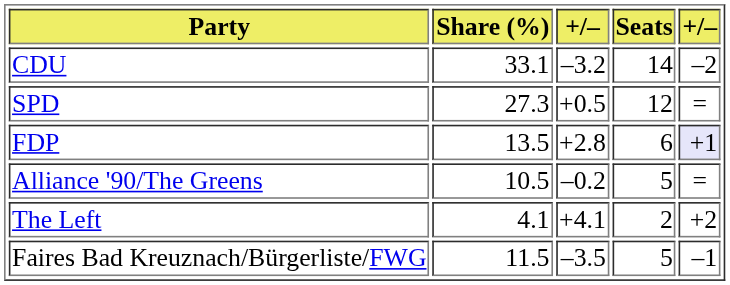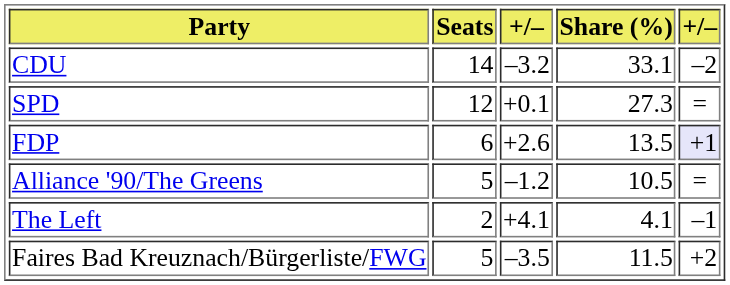columns swapped: (493, 26) <-> (644, 26)
(582, 103) +0.5 -> (526, 103) +0.1
(582, 142) +2.8 -> (526, 142) +2.6
(583, 180) –0.2 -> (527, 180) –1.2
(703, 219) +2 -> (704, 219) –1
(704, 258) –1 -> (703, 258) +2
